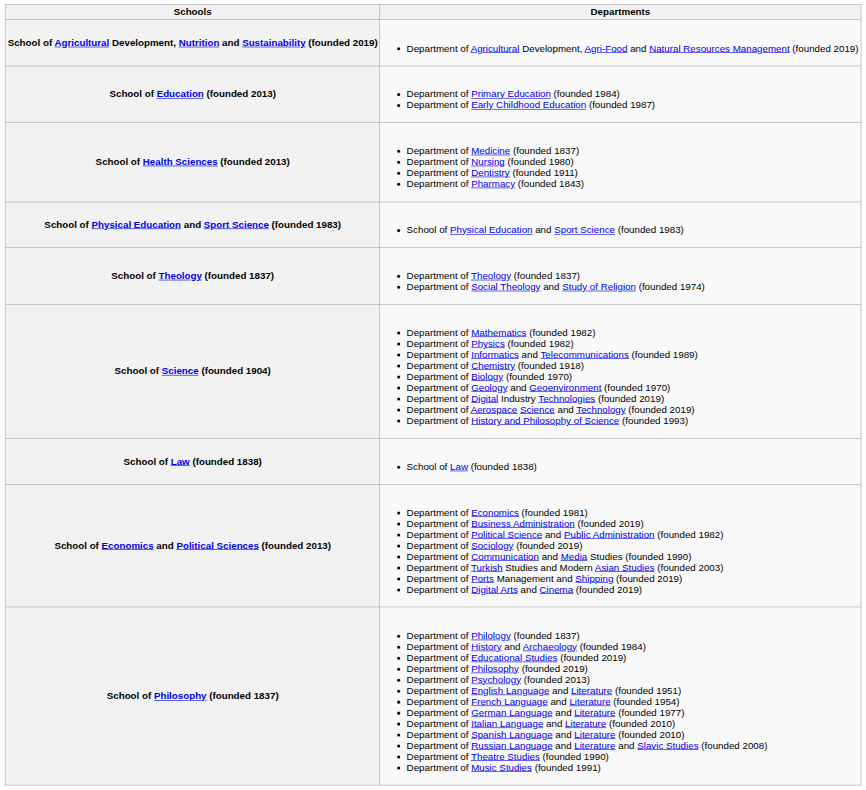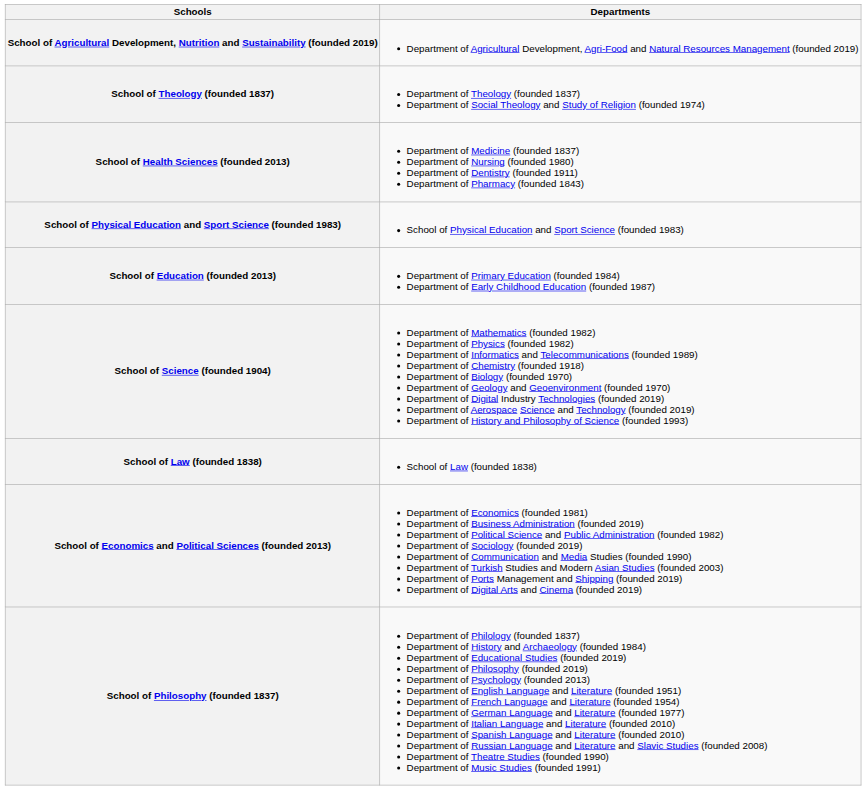rows swapped: (193, 94) <-> (193, 276)
